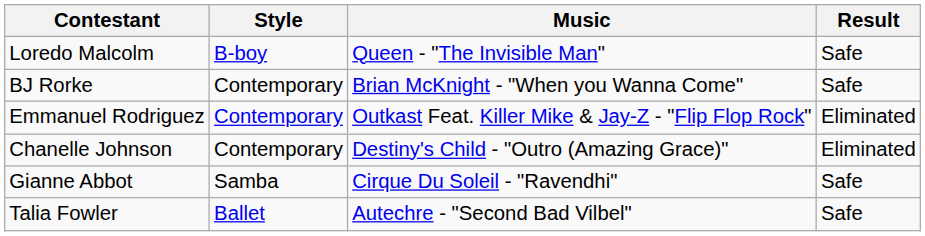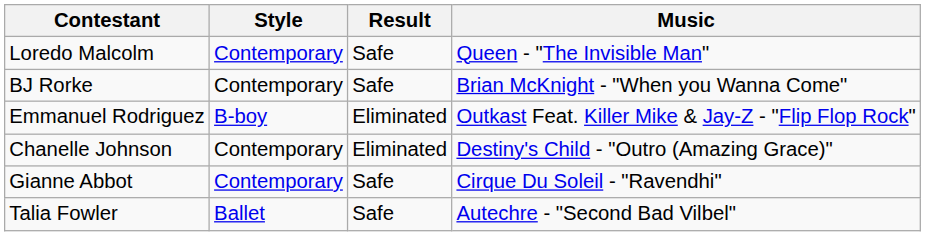columns swapped: (582, 20) <-> (868, 20)
(241, 52) B-boy -> (278, 52) Contemporary
(278, 117) Contemporary -> (241, 117) B-boy
(246, 181) Samba -> (278, 181) Contemporary
